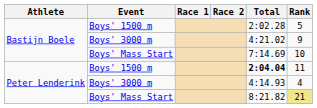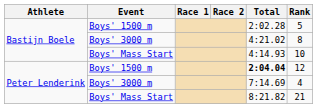(300, 40) 9 -> (300, 40) 8
(267, 54) 7:14.69 -> (267, 54) 4:14.93
(300, 68) 11 -> (300, 68) 12
(267, 82) 4:14.93 -> (267, 82) 7:14.69
(300, 97) khaki background -> (300, 97) no background
